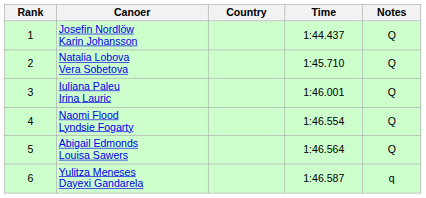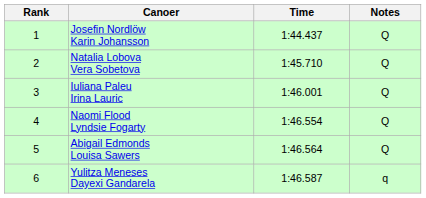- column: (246, 12)
